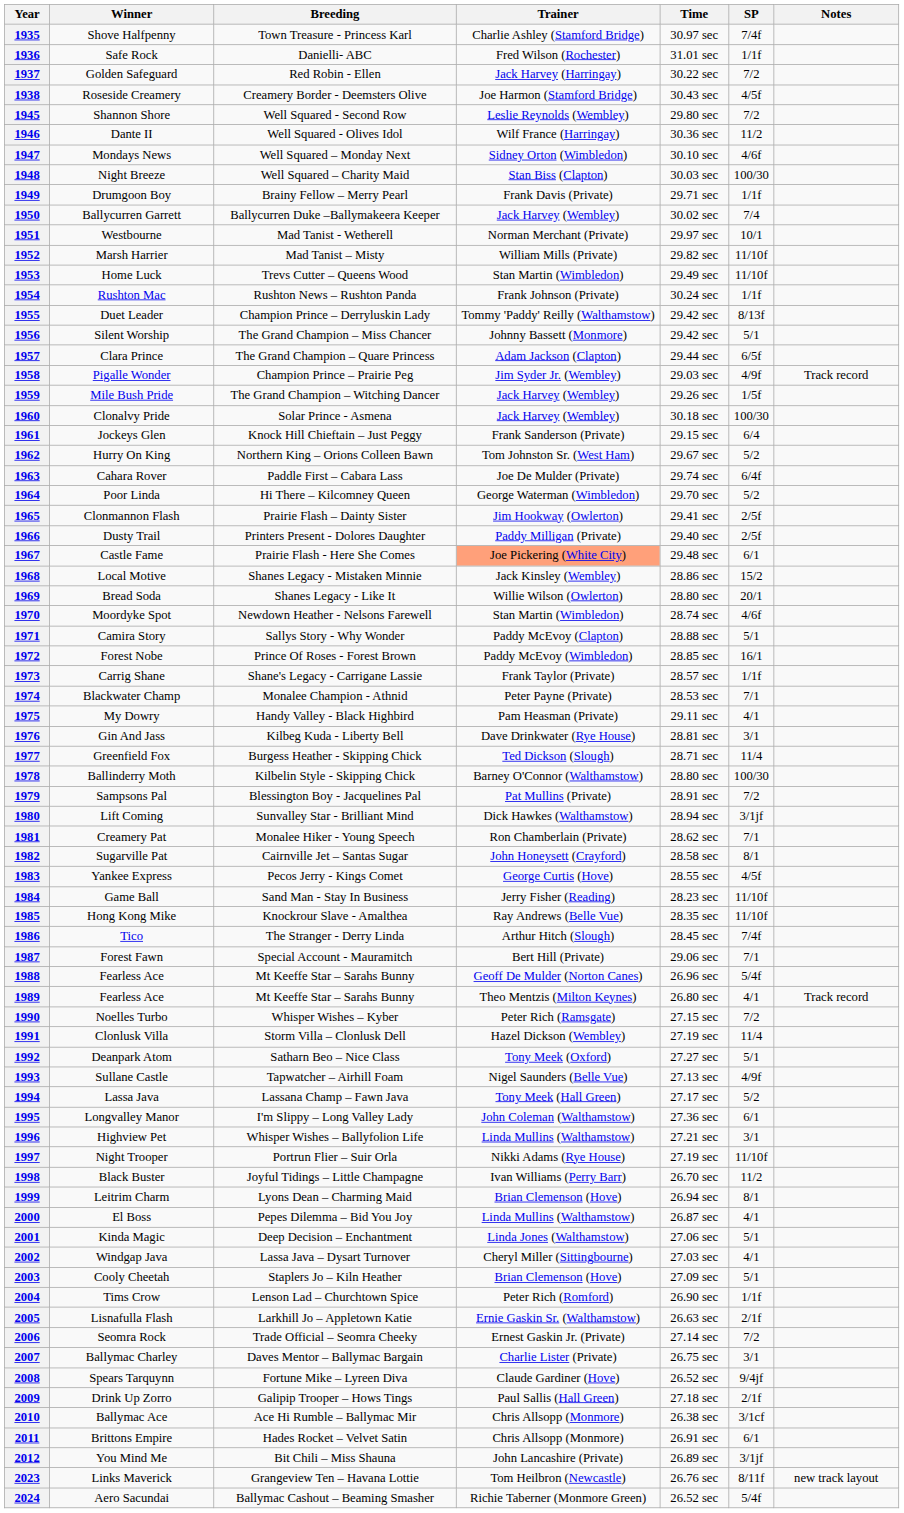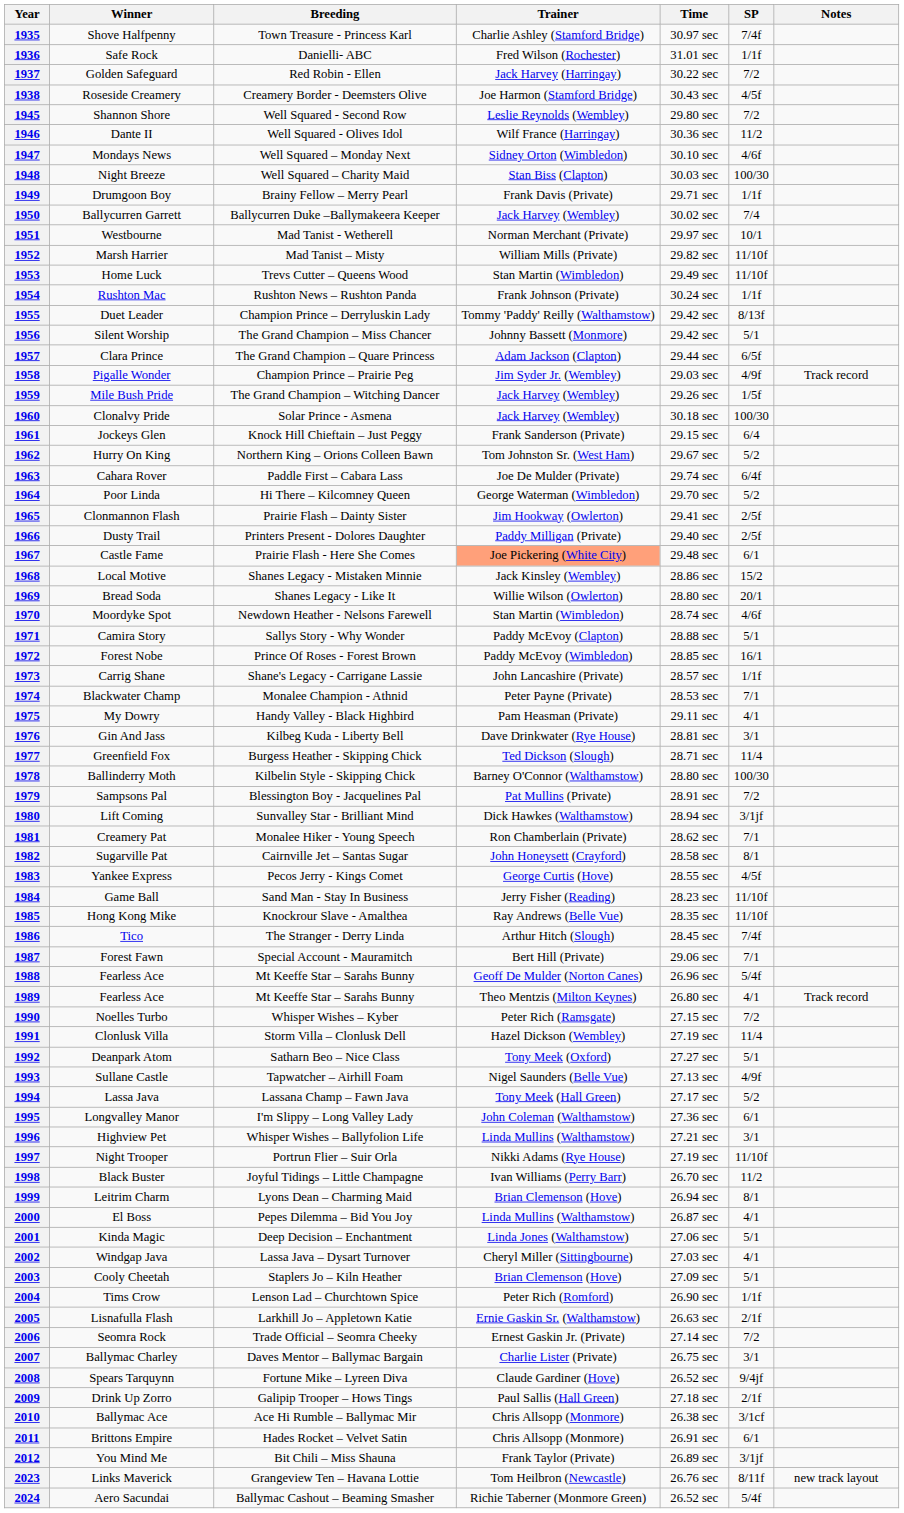(558, 676) Frank Taylor (Private) -> (558, 676) John Lancashire (Private)
(558, 1457) John Lancashire (Private) -> (558, 1457) Frank Taylor (Private)
